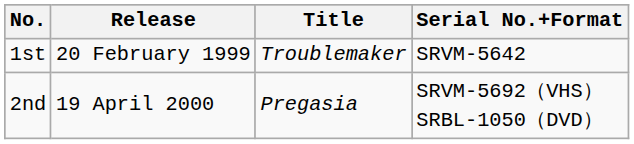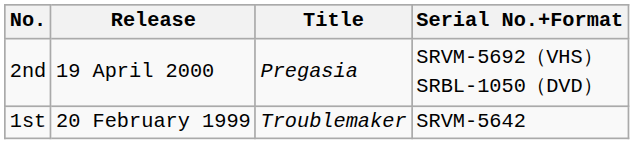rows swapped: (28, 55) <-> (28, 105)
